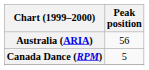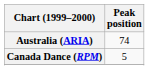(124, 40) 56 -> (124, 40) 74
